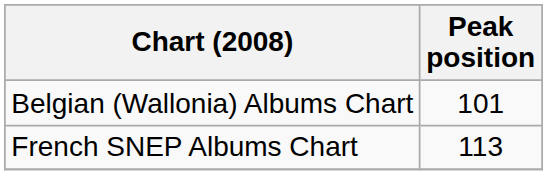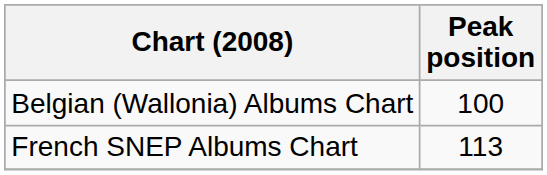(481, 102) 101 -> (481, 102) 100
